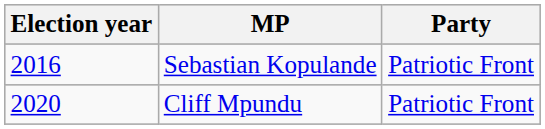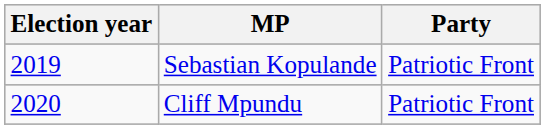(36, 64) 2016 -> (36, 64) 2019
